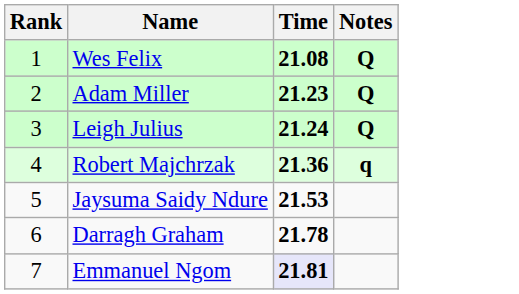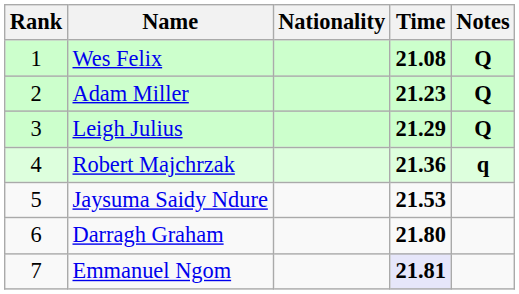+ column: (332, 22)
(303, 128) 21.24 -> (421, 128) 21.29
(303, 235) 21.78 -> (421, 235) 21.80
